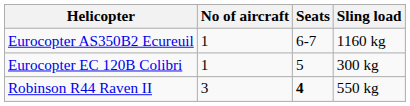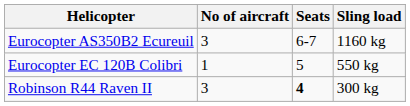(205, 40) 1 -> (205, 40) 3
(358, 64) 300 kg -> (358, 64) 550 kg
(358, 88) 550 kg -> (358, 88) 300 kg
